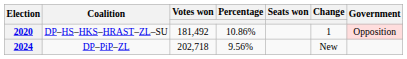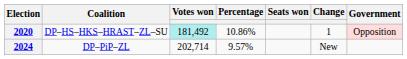(193, 31) no background -> (193, 31) paleturquoise background
(193, 46) 202,718 -> (193, 46) 202,714
(241, 46) 9.56% -> (241, 46) 9.57%
